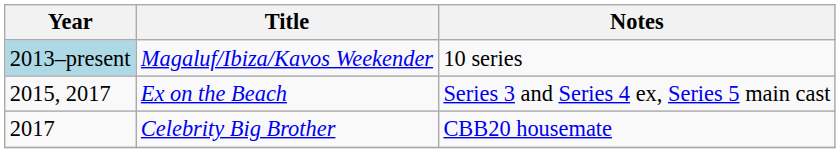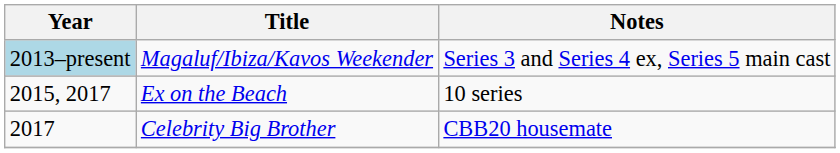(483, 57) 10 series -> (637, 57) Series 3 and Series 4 ex, Series 5 main cast
(637, 93) Series 3 and Series 4 ex, Series 5 main cast -> (483, 93) 10 series
